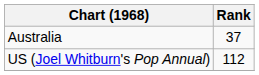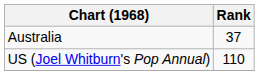(234, 59) 112 -> (234, 59) 110
